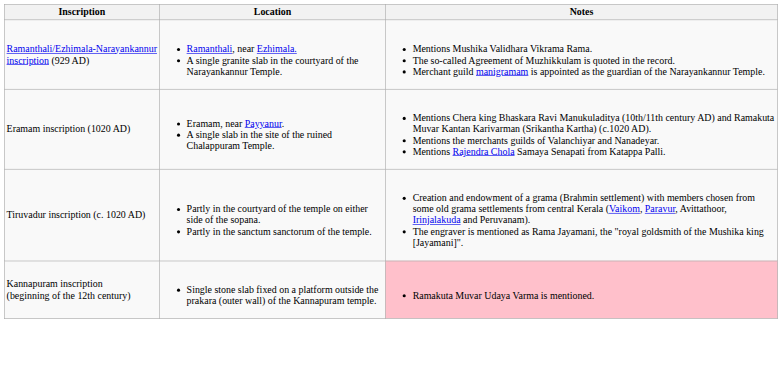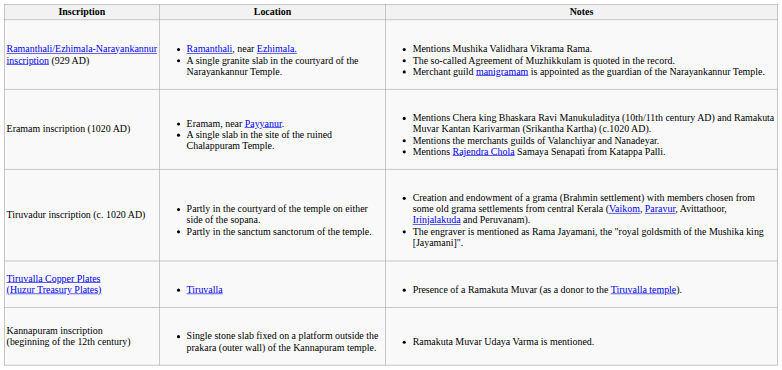+ row: (54, 284)
(581, 295) pink background -> (581, 342) no background
